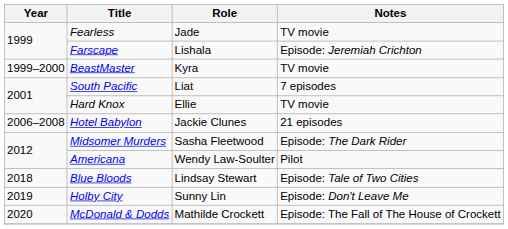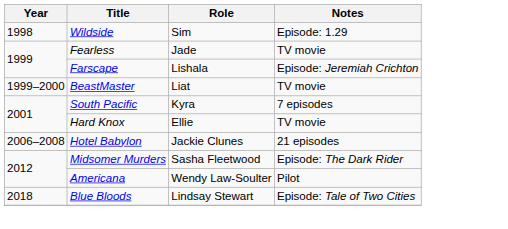+ row: (92, 31)
(186, 68) Kyra -> (181, 86) Liat
(184, 86) Liat -> (183, 104) Kyra
- row: (96, 196)
- row: (120, 214)
